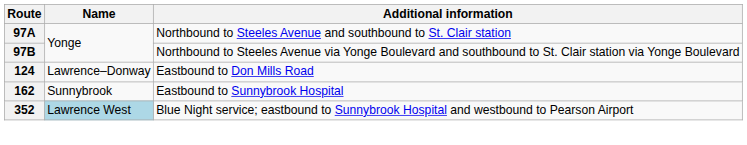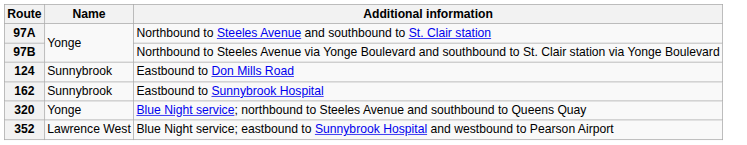(99, 71) Lawrence–Donway -> (80, 71) Sunnybrook
+ row: (24, 110)
(89, 110) lightblue background -> (89, 129) no background
